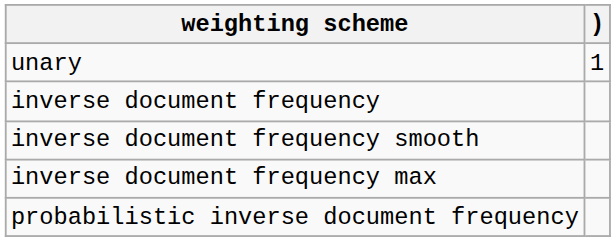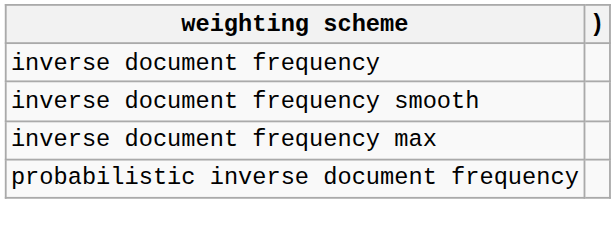- row: (46, 63)
